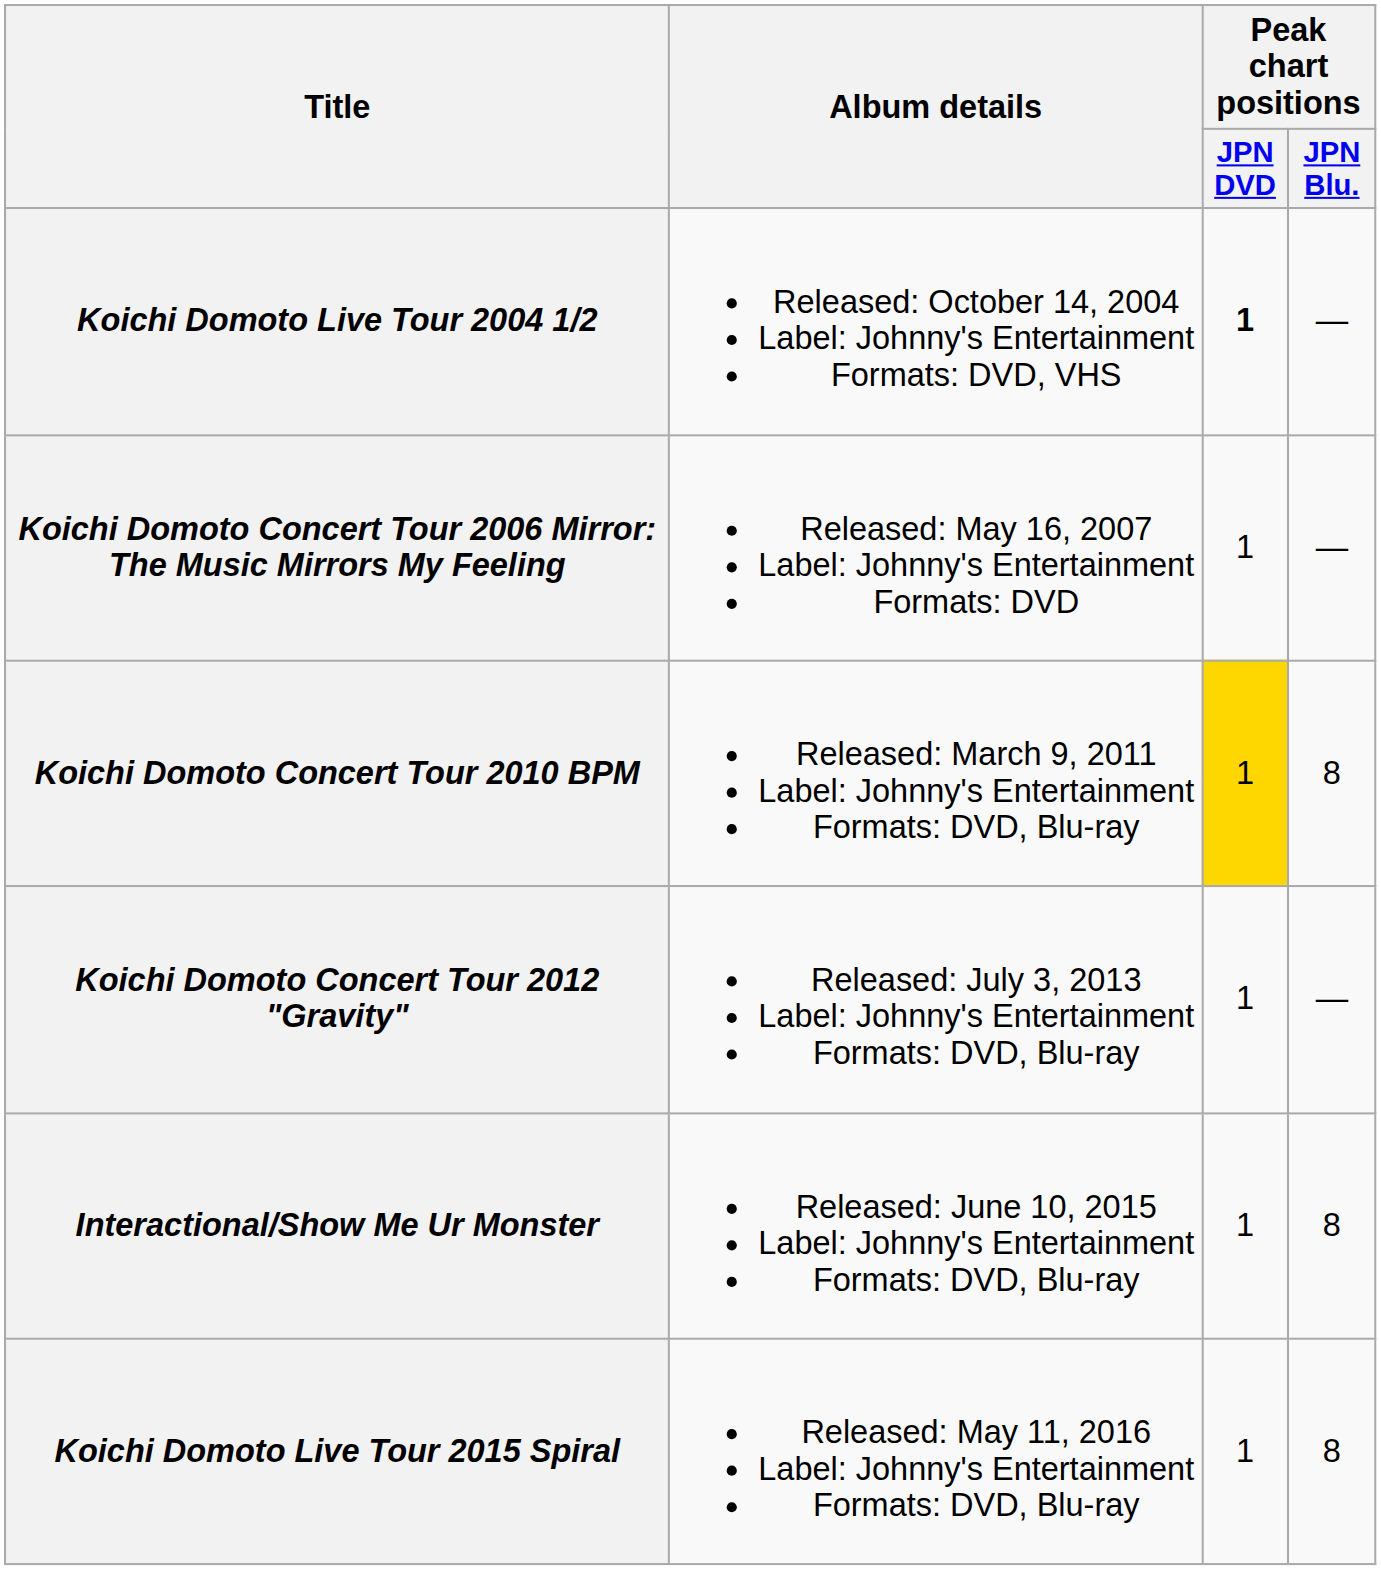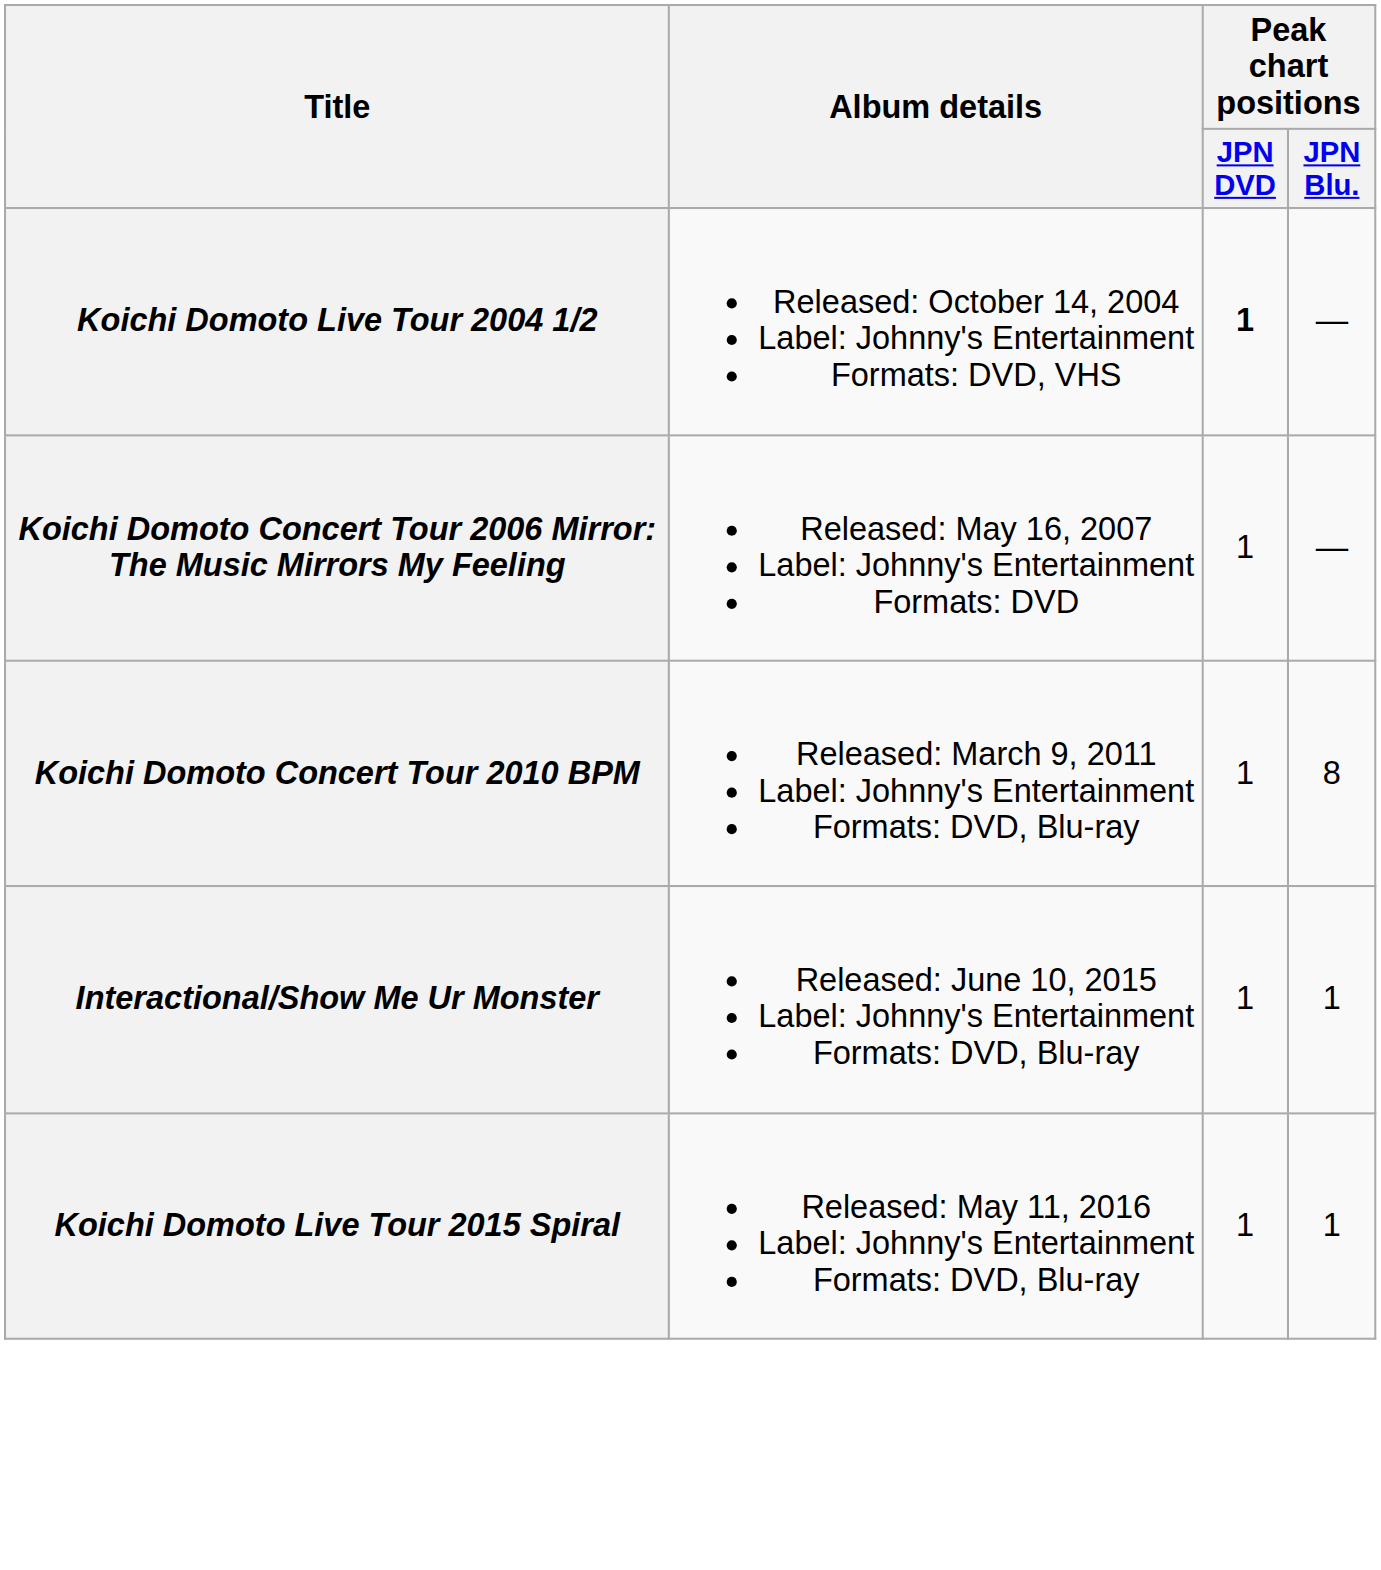(1245, 772) gold background -> (1245, 772) no background
- row: (337, 999)
(1332, 1225) 8 -> (1332, 999) 1
(1332, 1451) 8 -> (1332, 1225) 1
